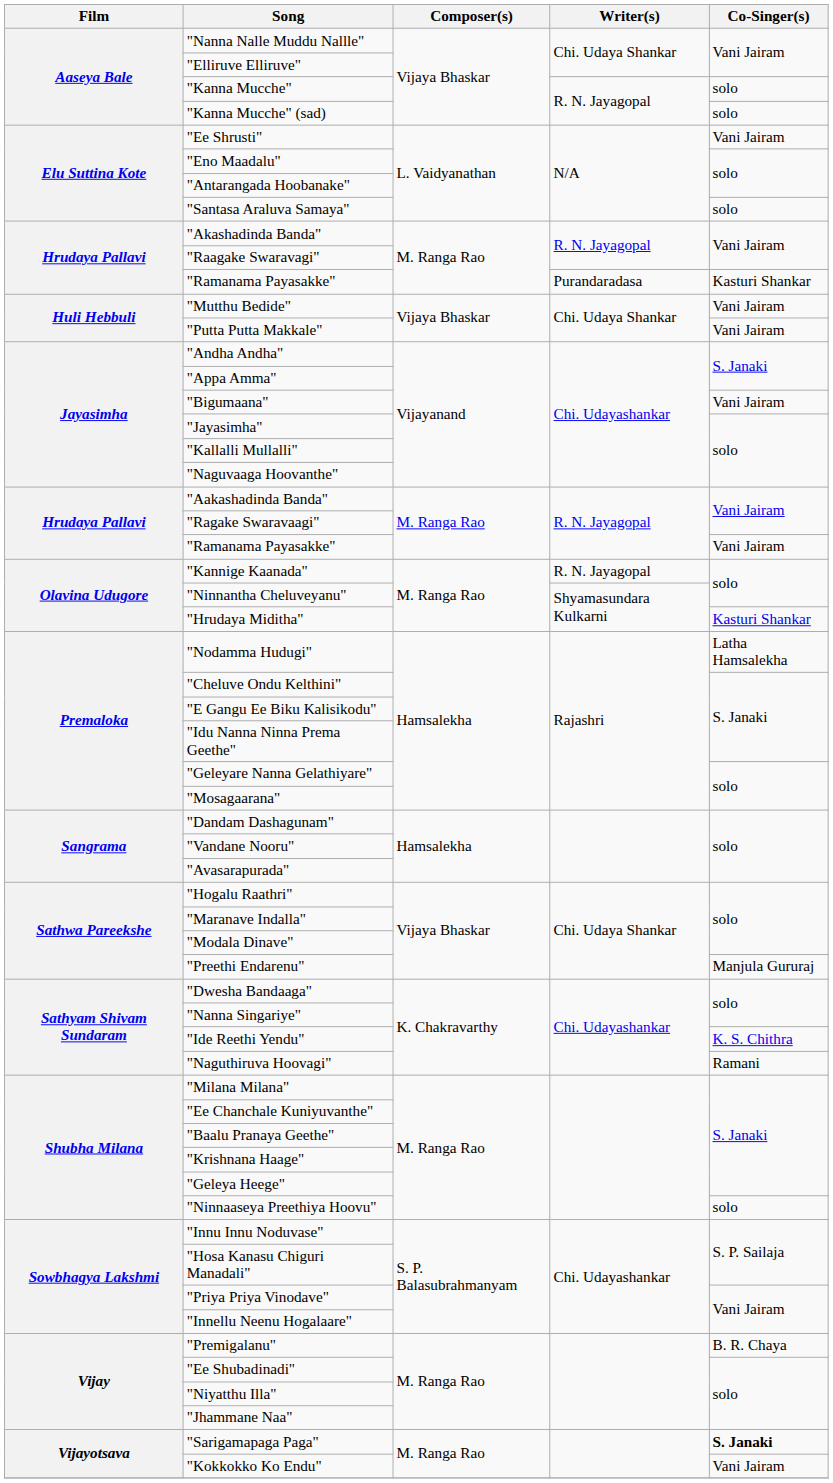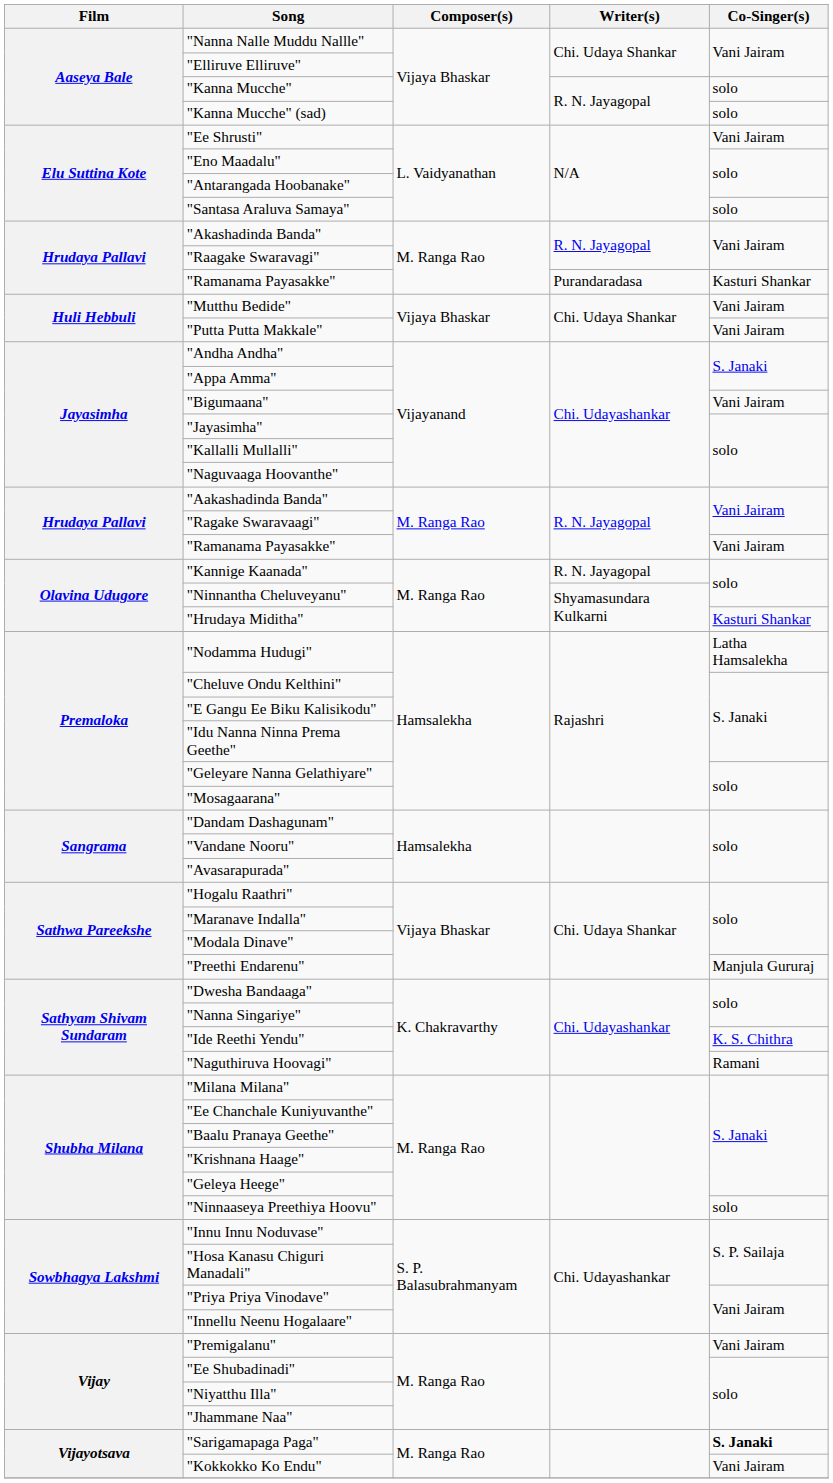(750, 1345) B. R. Chaya -> (749, 1345) Vani Jairam
